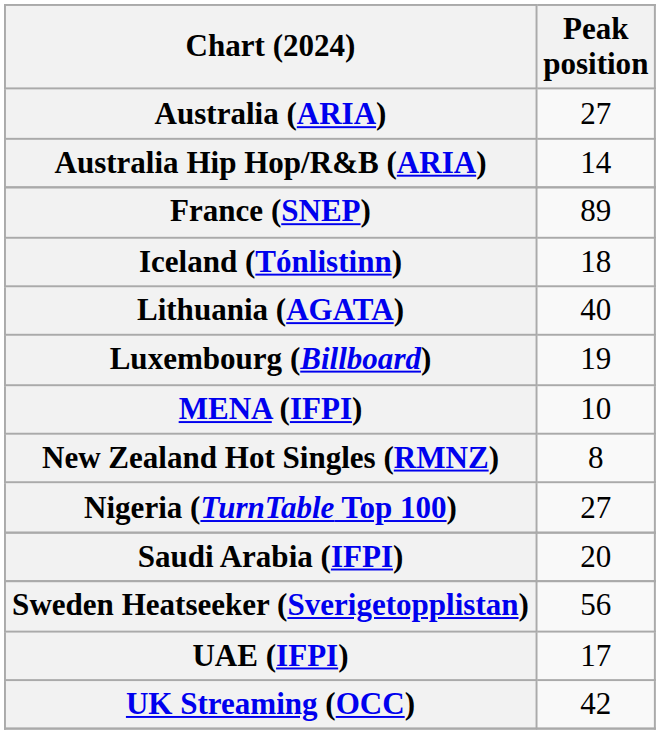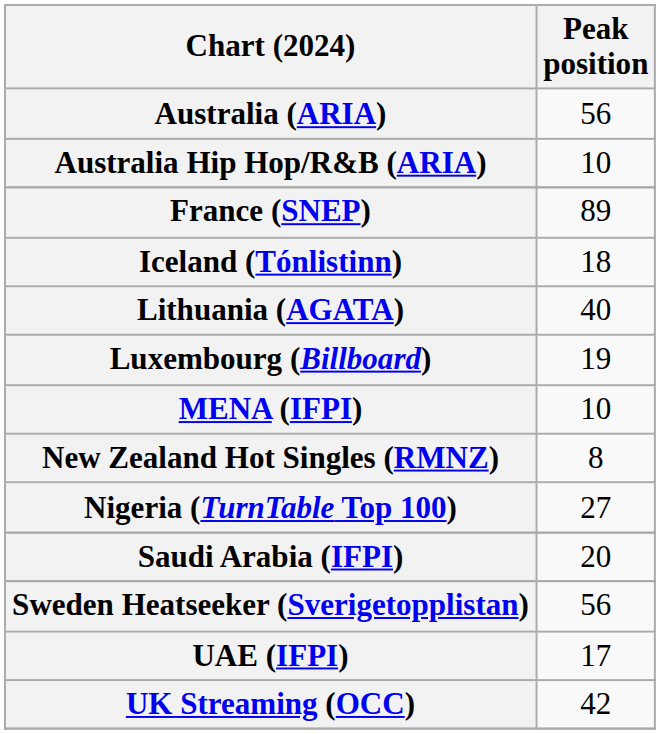(596, 113) 27 -> (596, 113) 56
(596, 162) 14 -> (596, 162) 10
